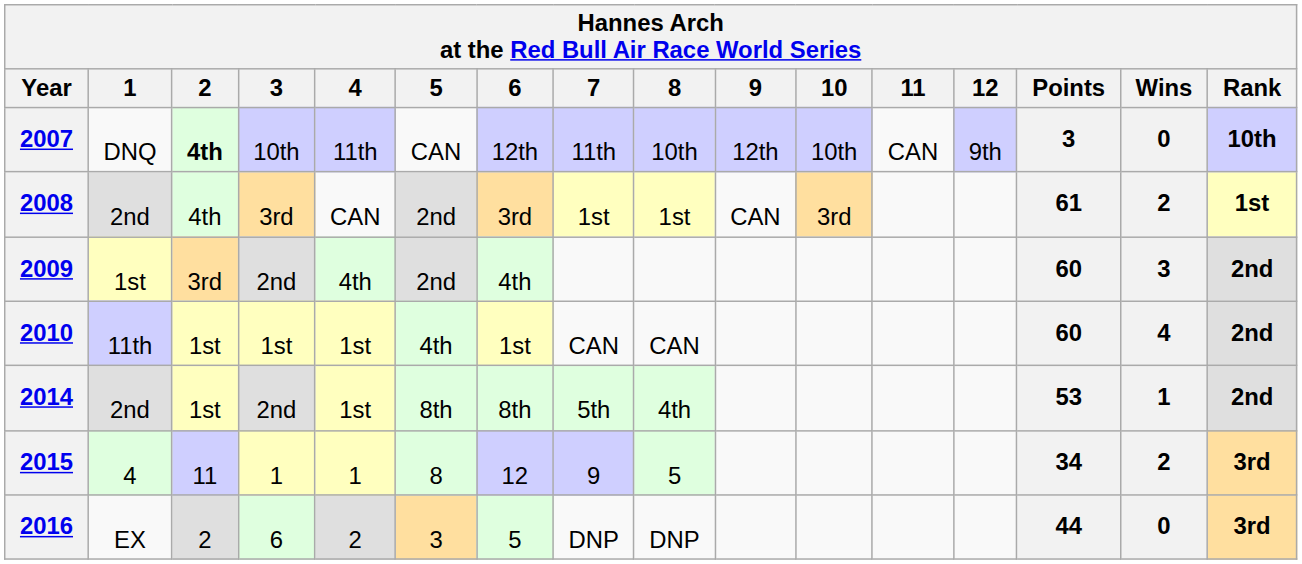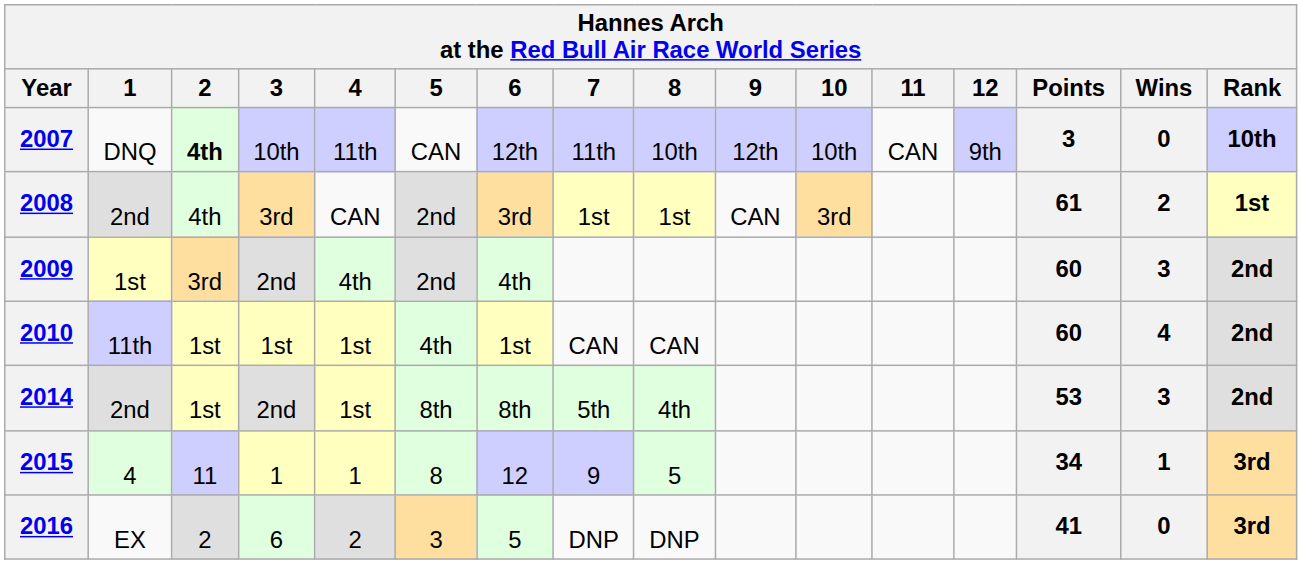(1164, 397) 1 -> (1164, 397) 3
(1164, 462) 2 -> (1164, 462) 1
(1069, 527) 44 -> (1069, 527) 41
